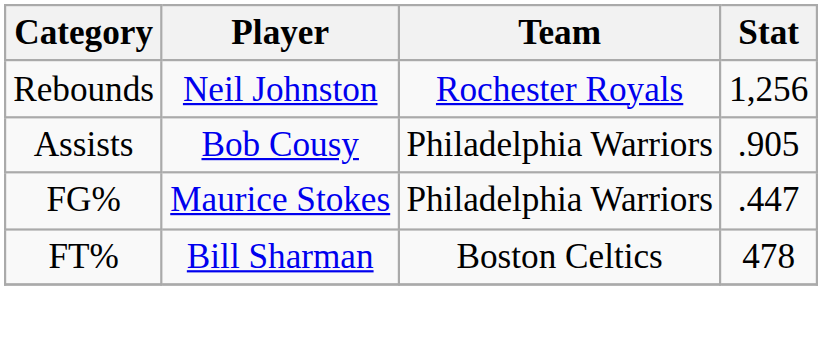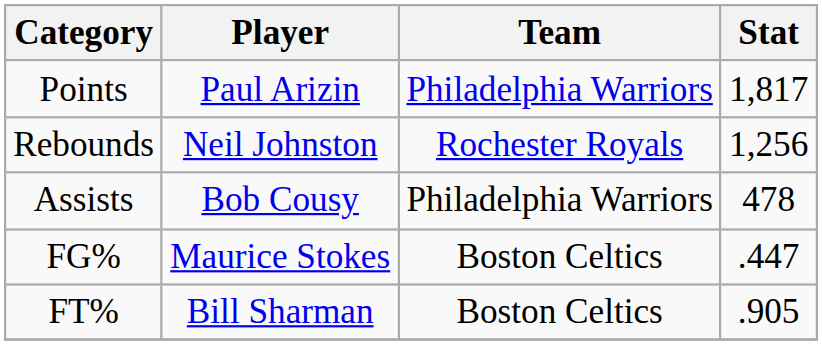+ row: (84, 88)
(769, 144) .905 -> (769, 199) 478
(560, 199) Philadelphia Warriors -> (560, 255) Boston Celtics
(769, 255) 478 -> (769, 311) .905
